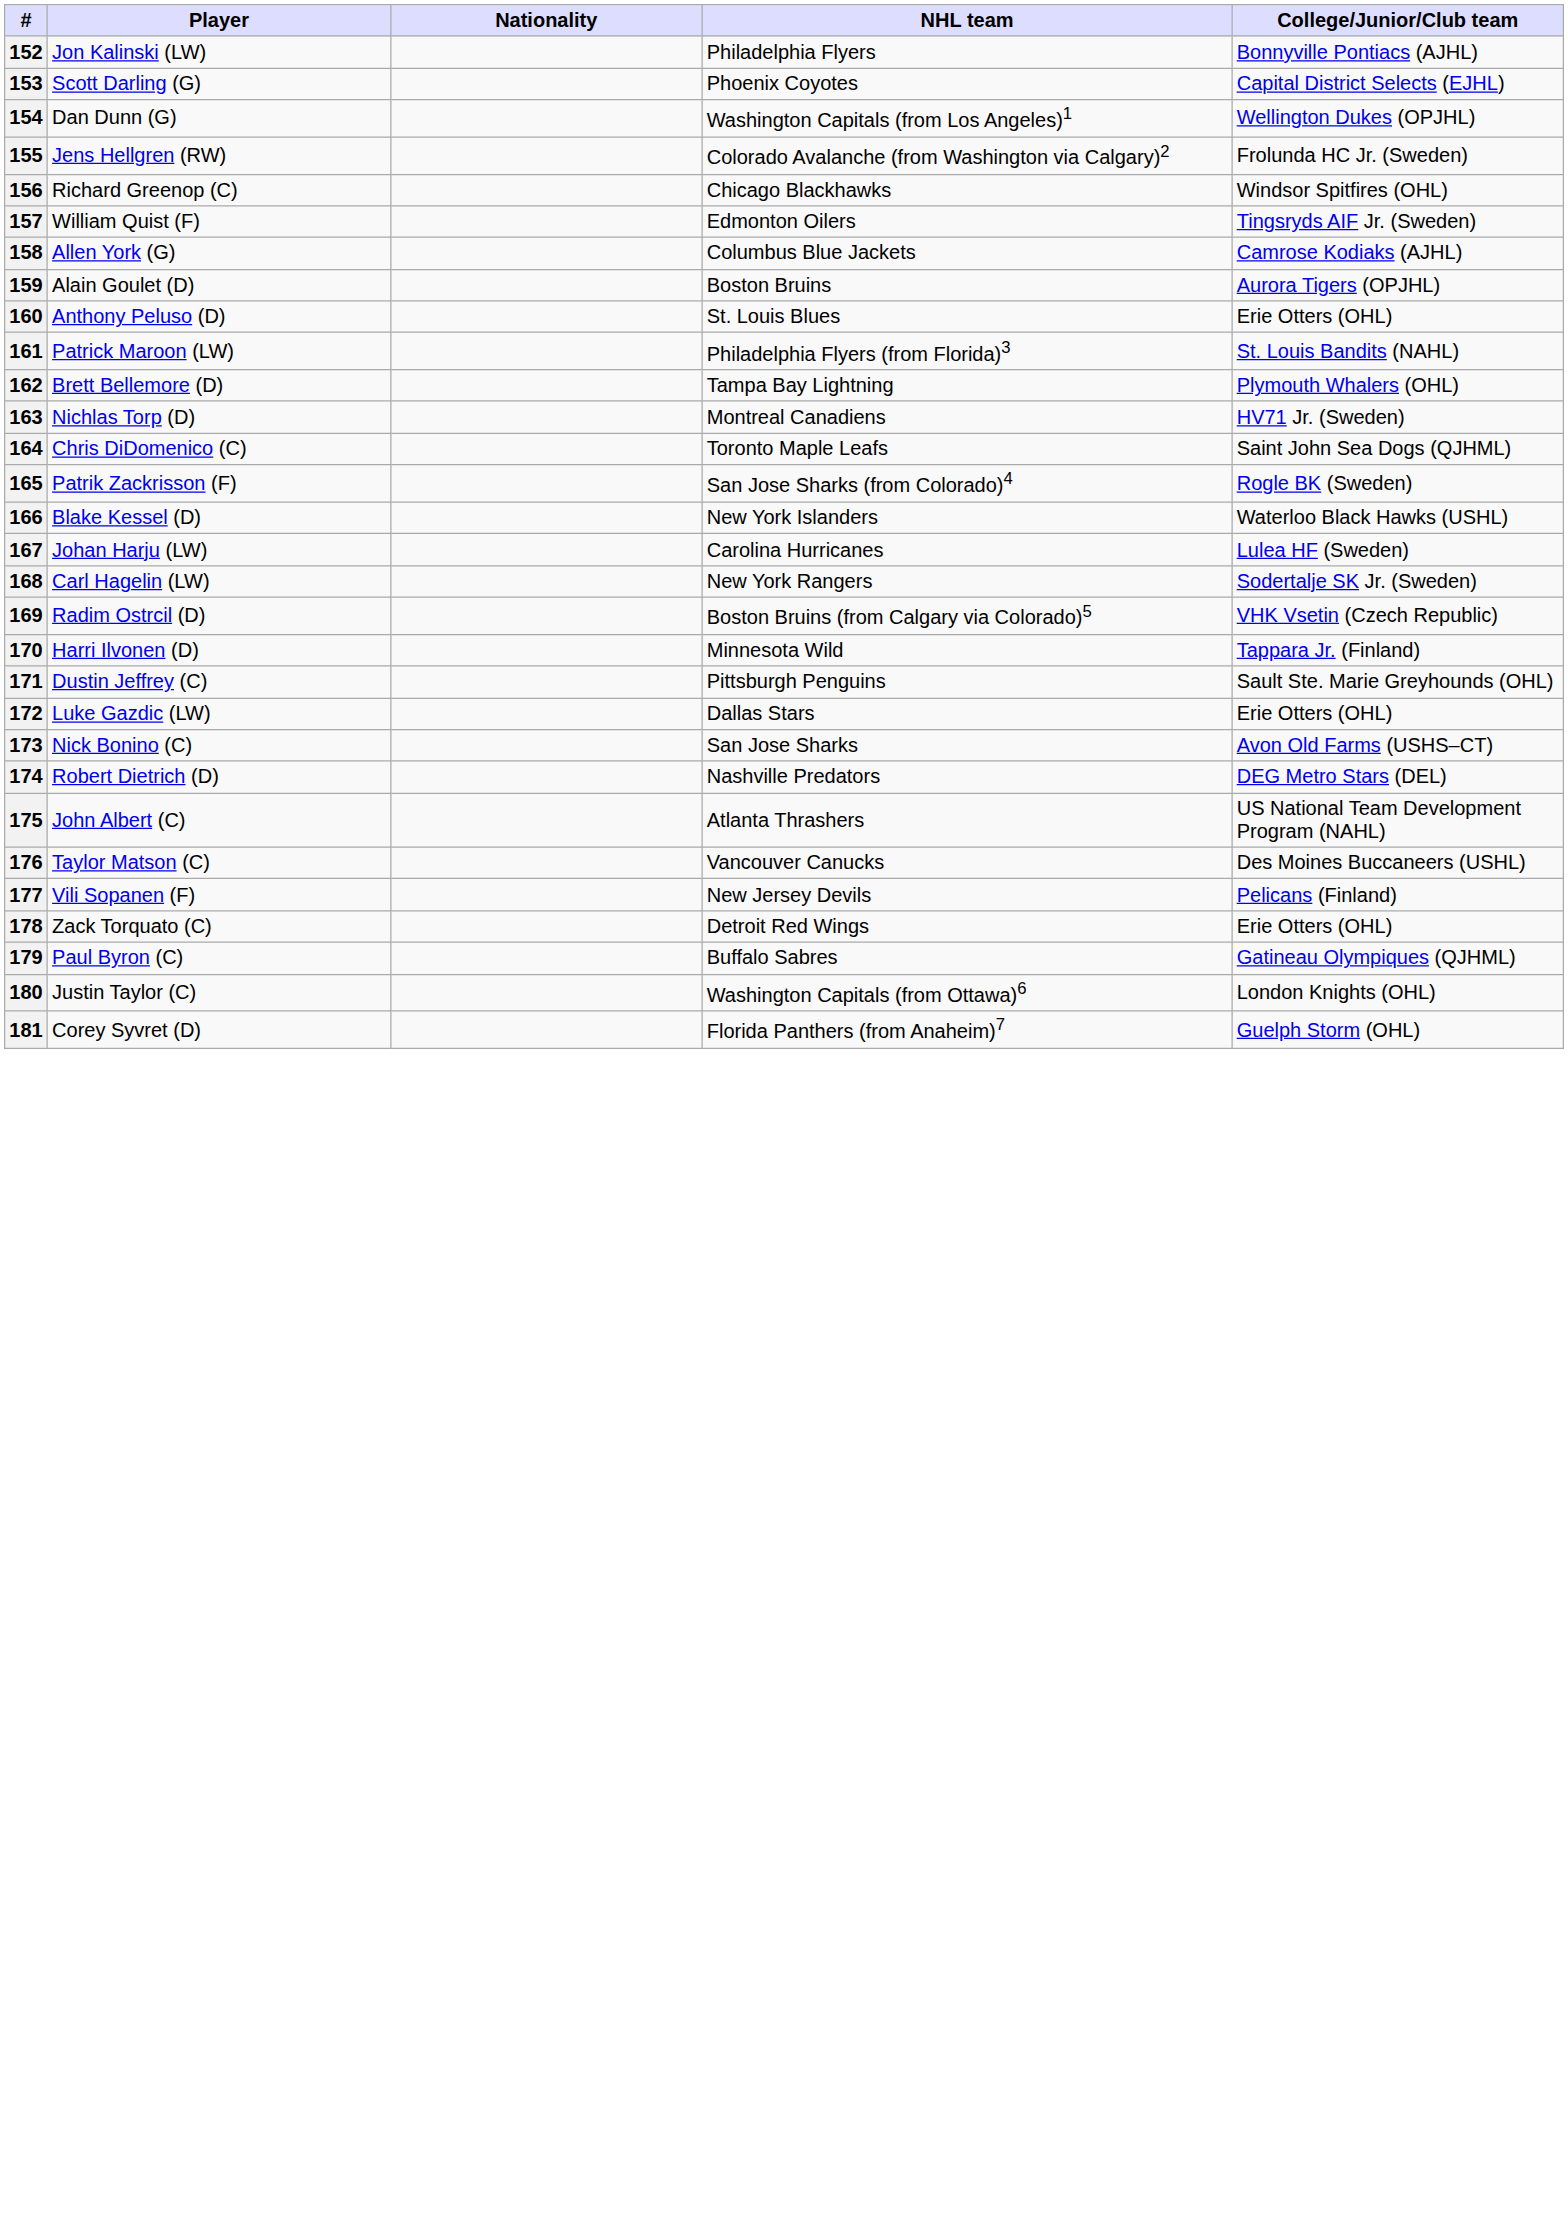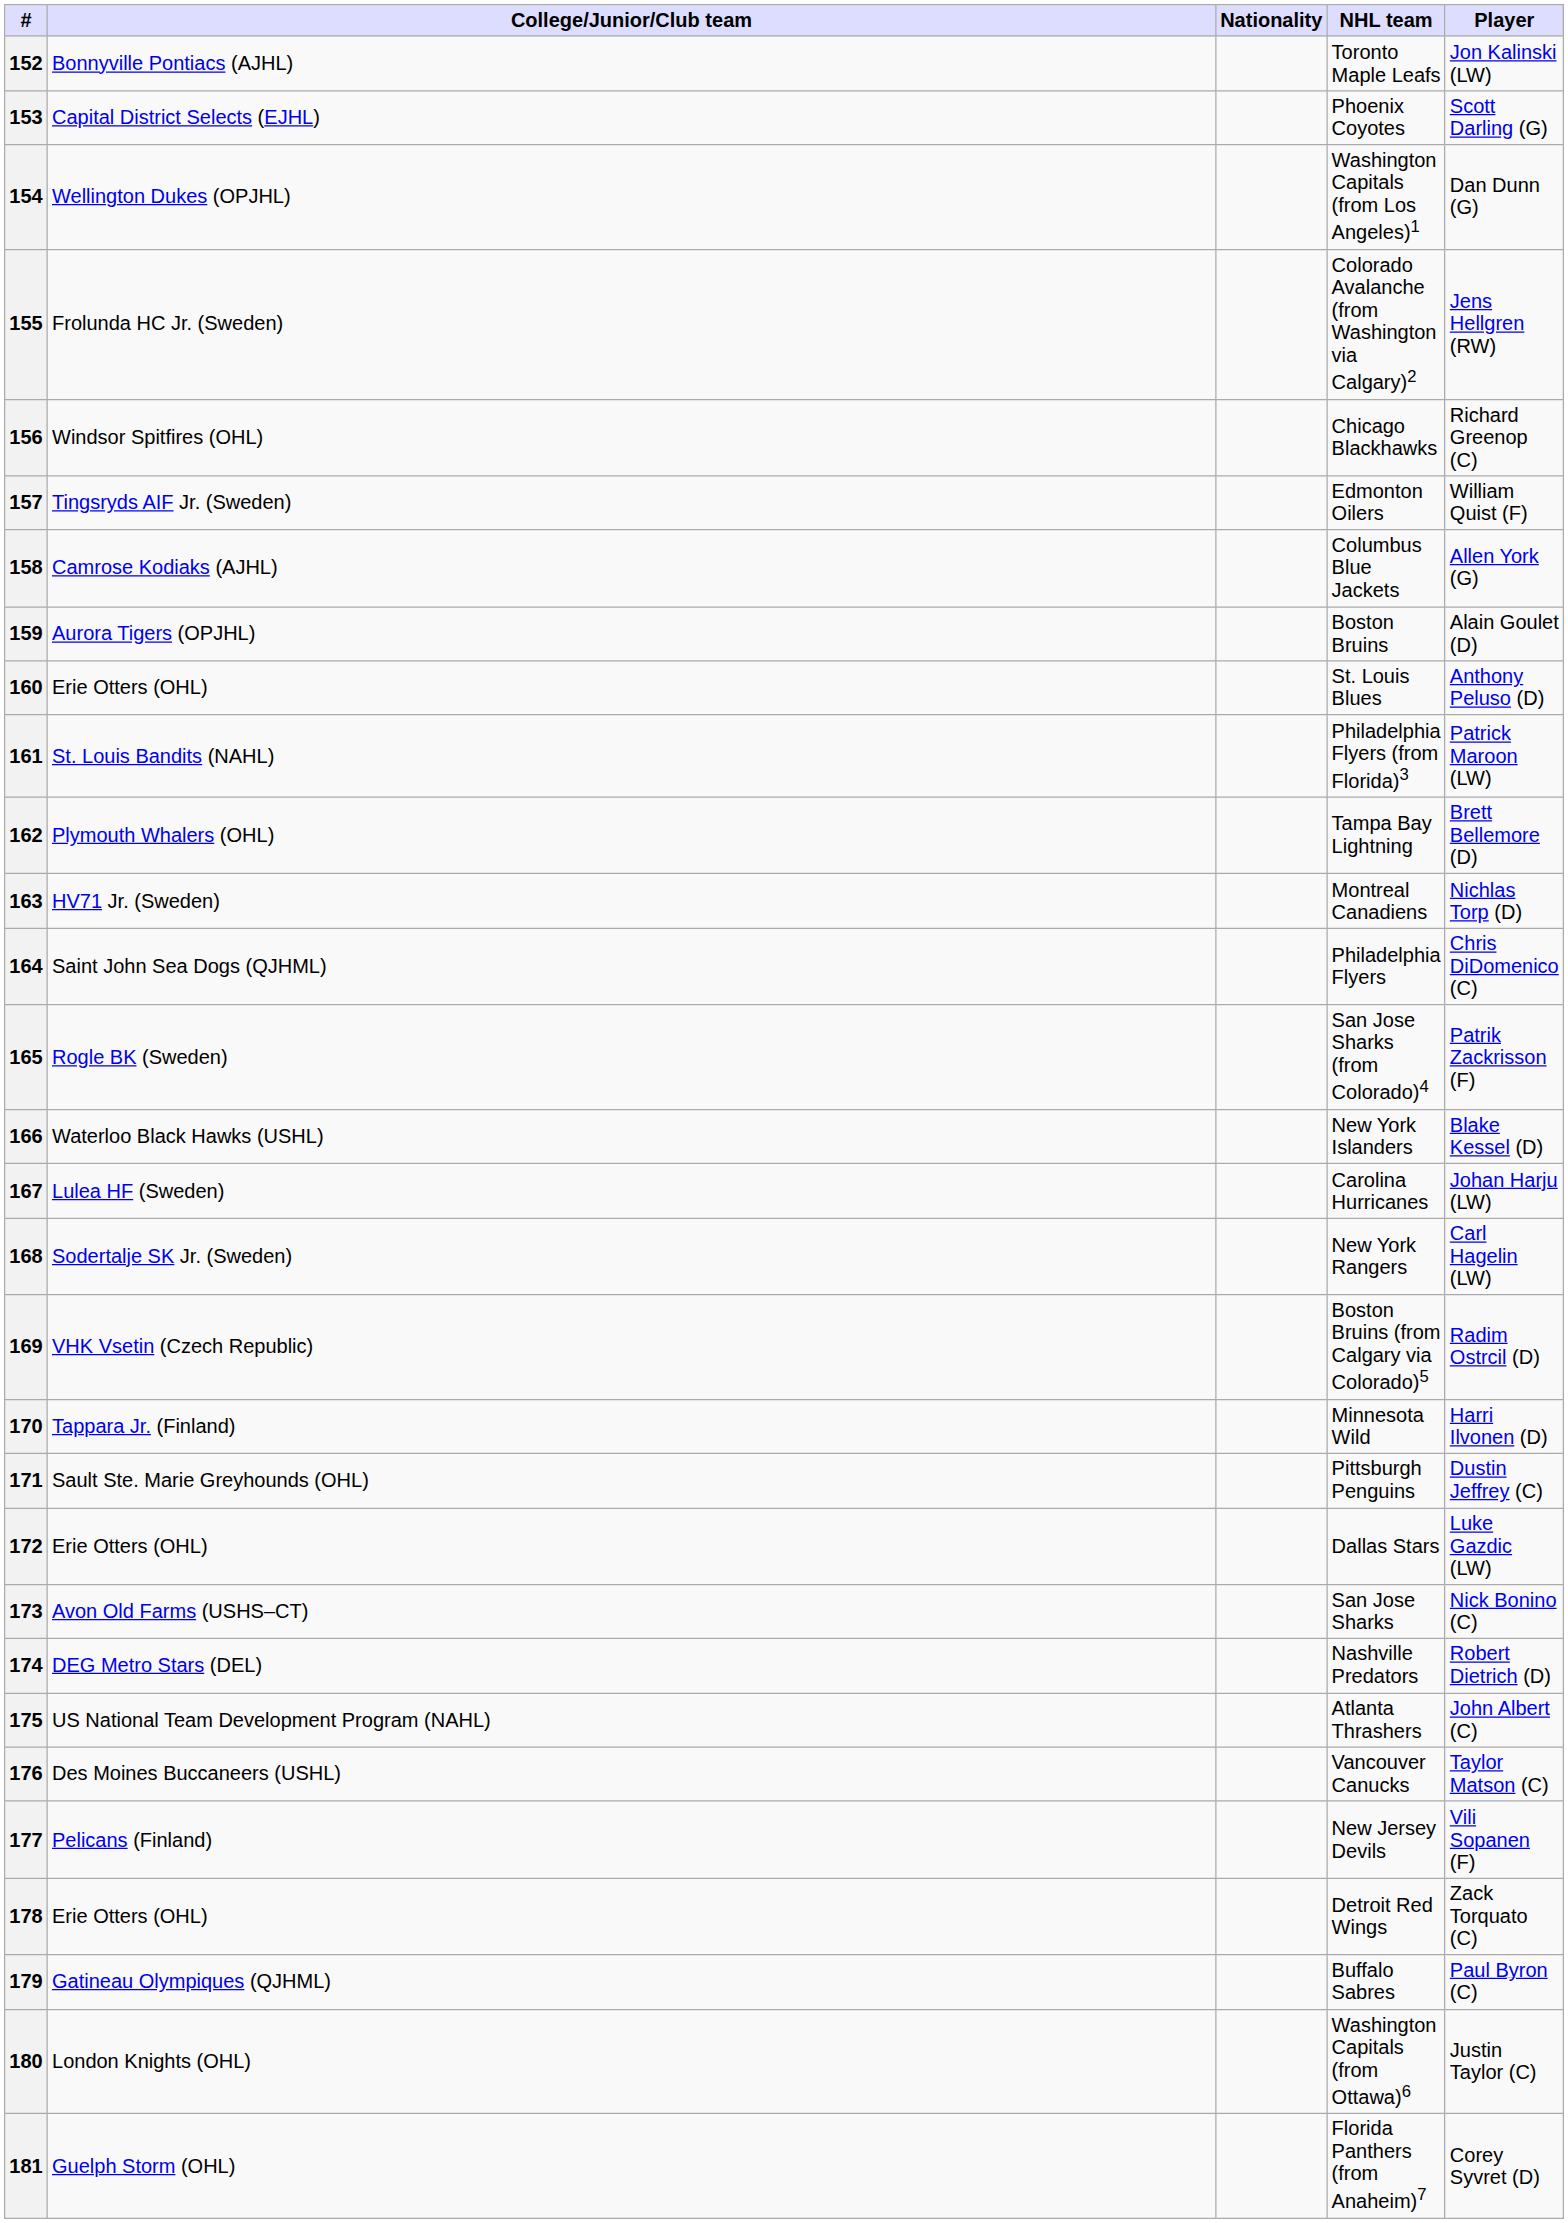columns swapped: (219, 20) <-> (1398, 20)
(791, 52) Philadelphia Flyers -> (1386, 63) Toronto Maple Leafs
(797, 448) Toronto Maple Leafs -> (1386, 966) Philadelphia Flyers
